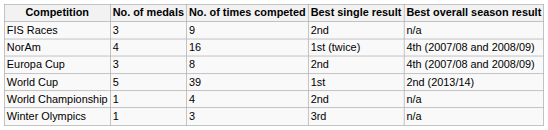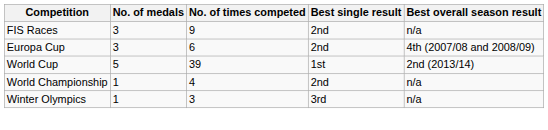- row: (24, 47)
(192, 64) 8 -> (192, 47) 6
